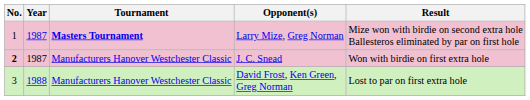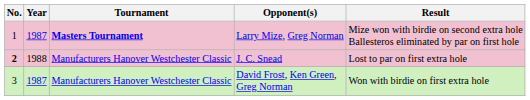(37, 58) 1987 -> (37, 58) 1988
(419, 58) Won with birdie on first extra hole -> (408, 58) Lost to par on first extra hole
(37, 81) 1988 -> (37, 81) 1987
(408, 81) Lost to par on first extra hole -> (419, 81) Won with birdie on first extra hole
